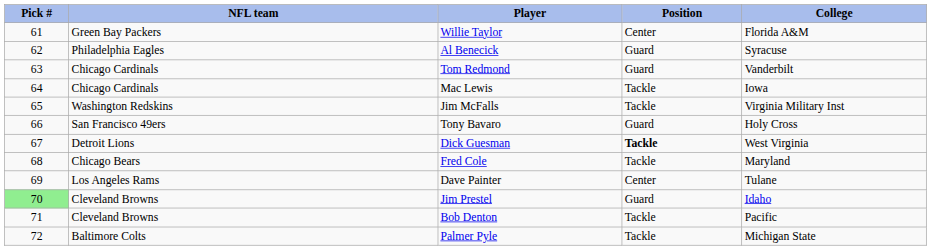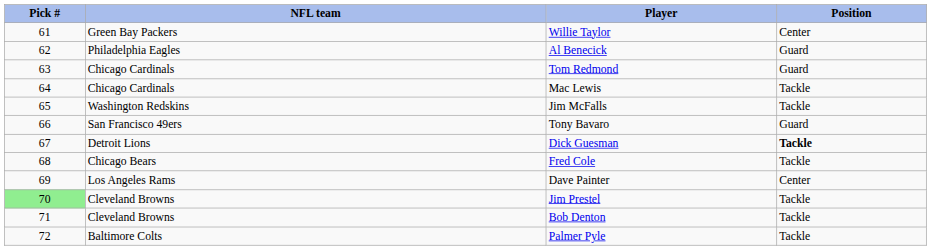- column: (834, 13)
(639, 198) Guard -> (795, 198) Tackle
